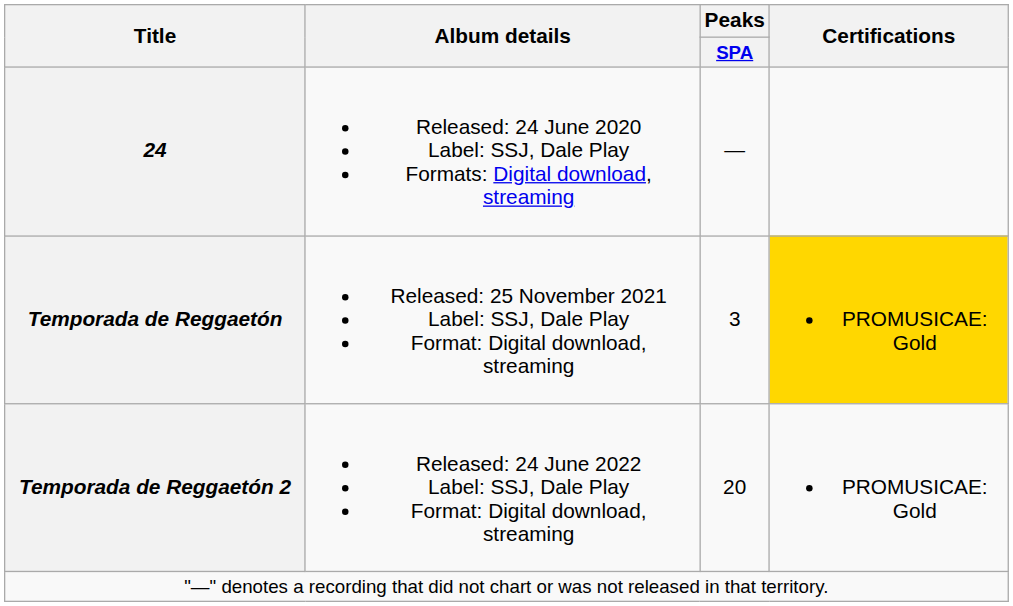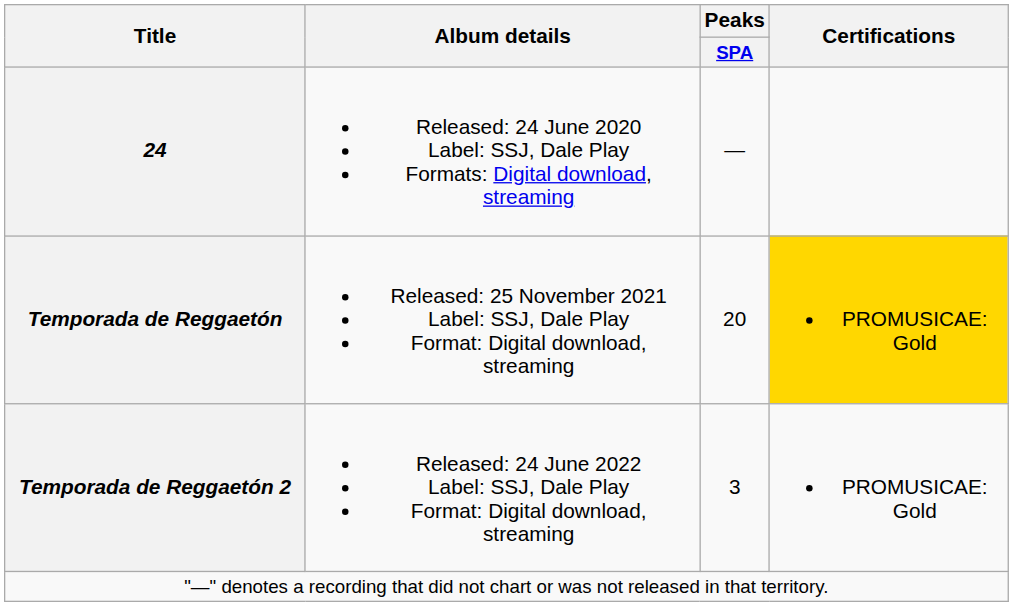(735, 319) 3 -> (735, 319) 20
(735, 487) 20 -> (735, 487) 3
